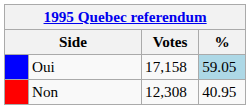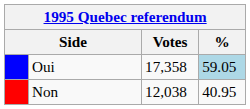(166, 67) 17,158 -> (166, 67) 17,358
(166, 92) 12,308 -> (166, 92) 12,038
